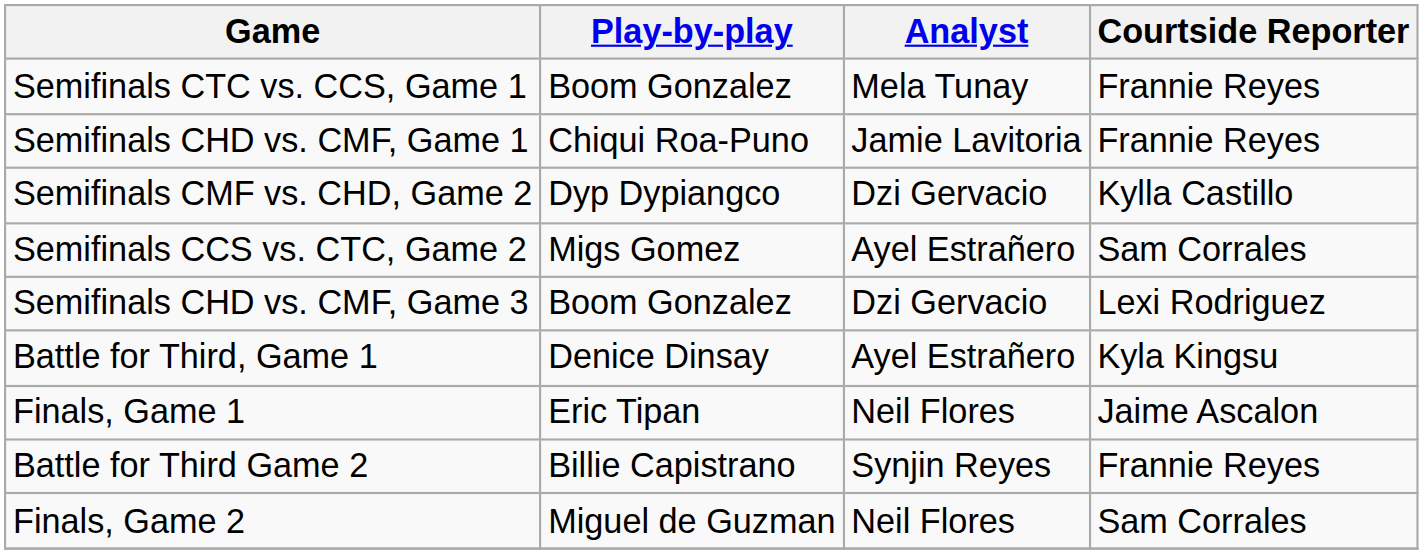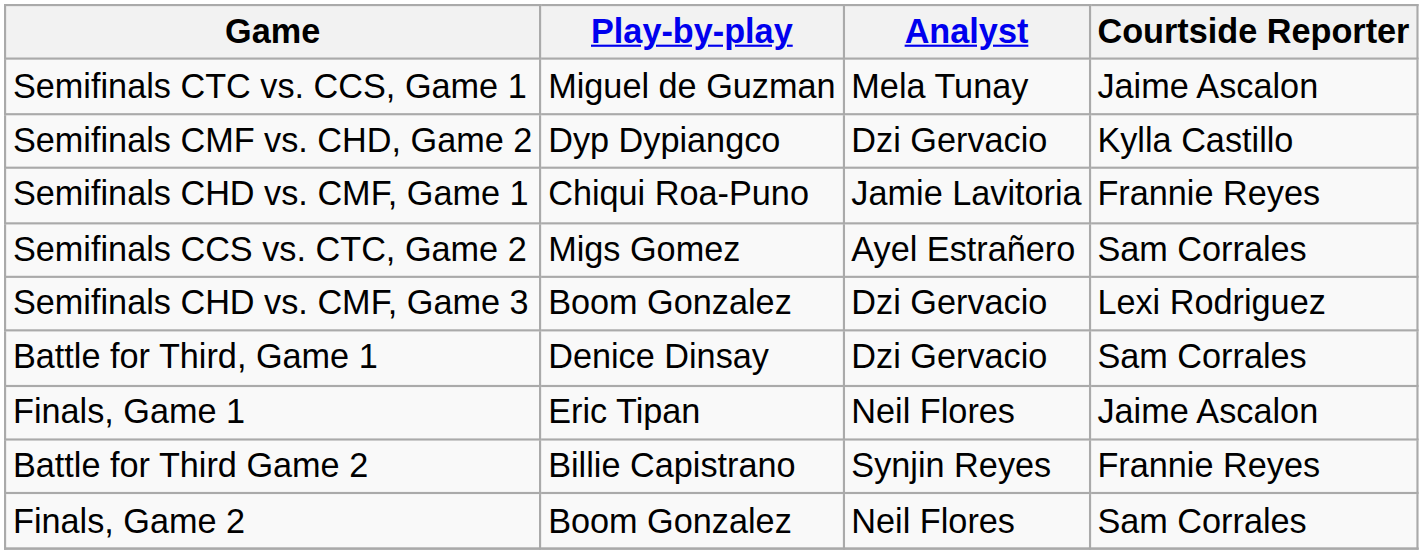(670, 85) Boom Gonzalez -> (692, 85) Miguel de Guzman
(1209, 85) Frannie Reyes -> (1208, 85) Jaime Ascalon
rows swapped: (271, 140) <-> (273, 194)
(963, 357) Ayel Estrañero -> (949, 357) Dzi Gervacio
(1188, 357) Kyla Kingsu -> (1202, 357) Sam Corrales
(692, 520) Miguel de Guzman -> (670, 520) Boom Gonzalez
